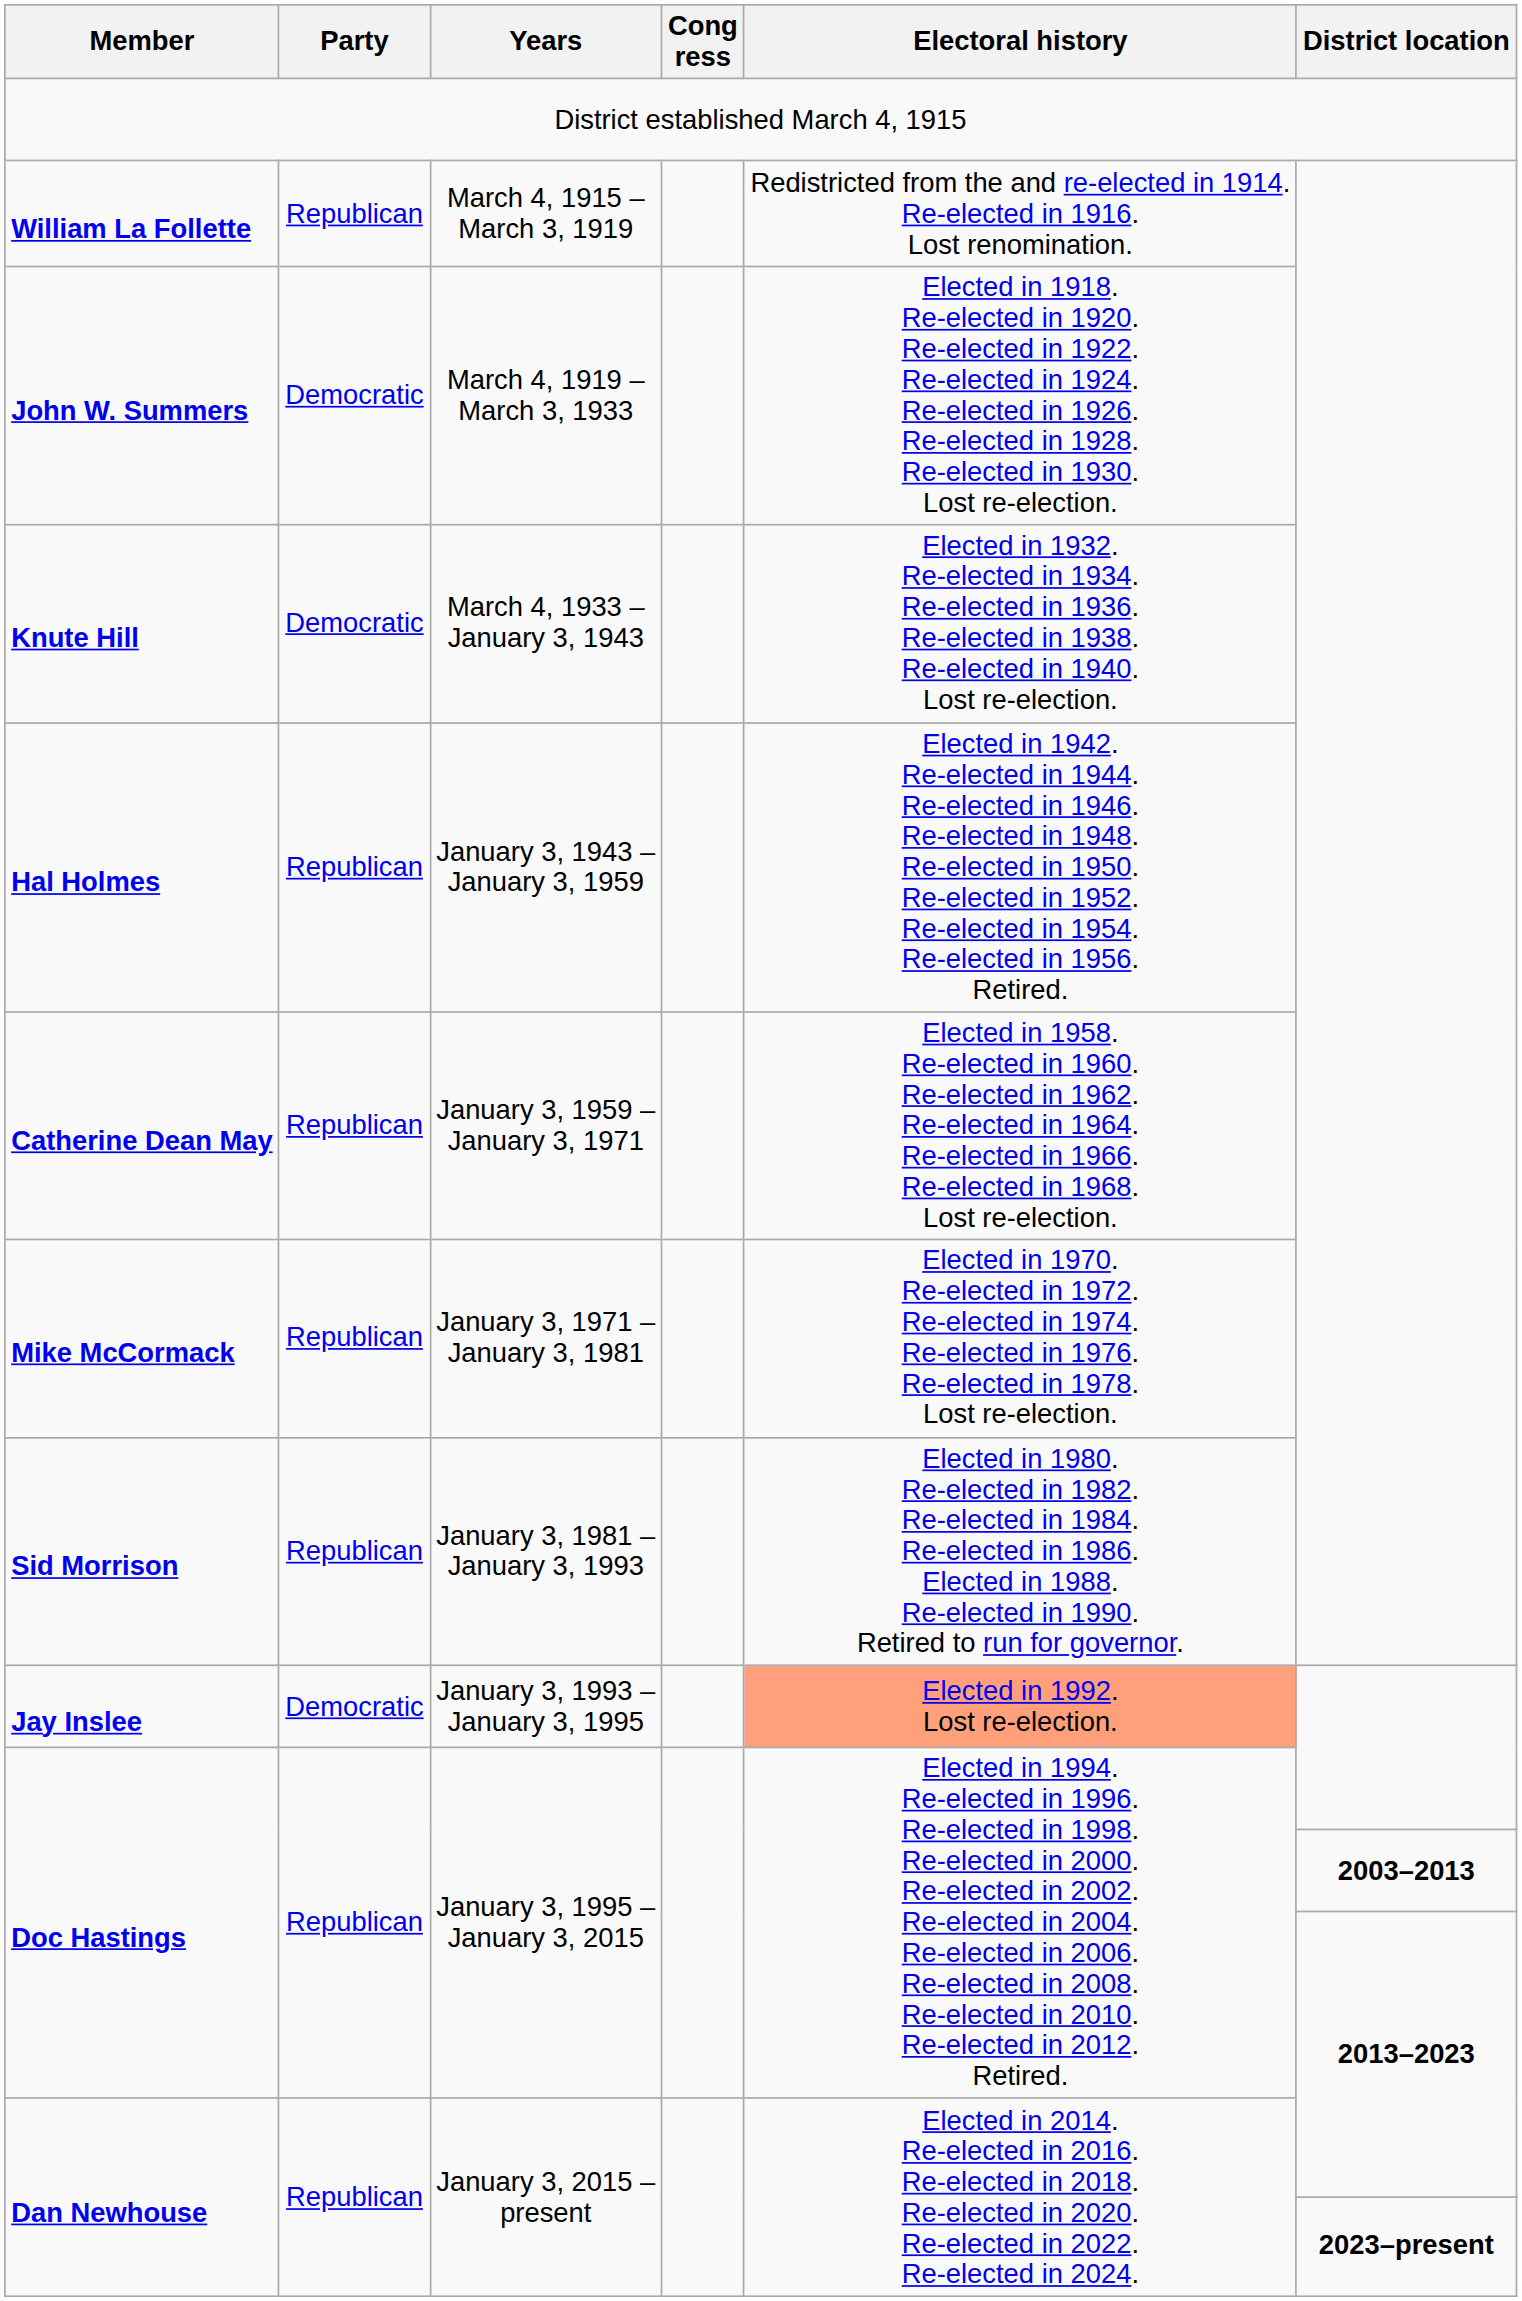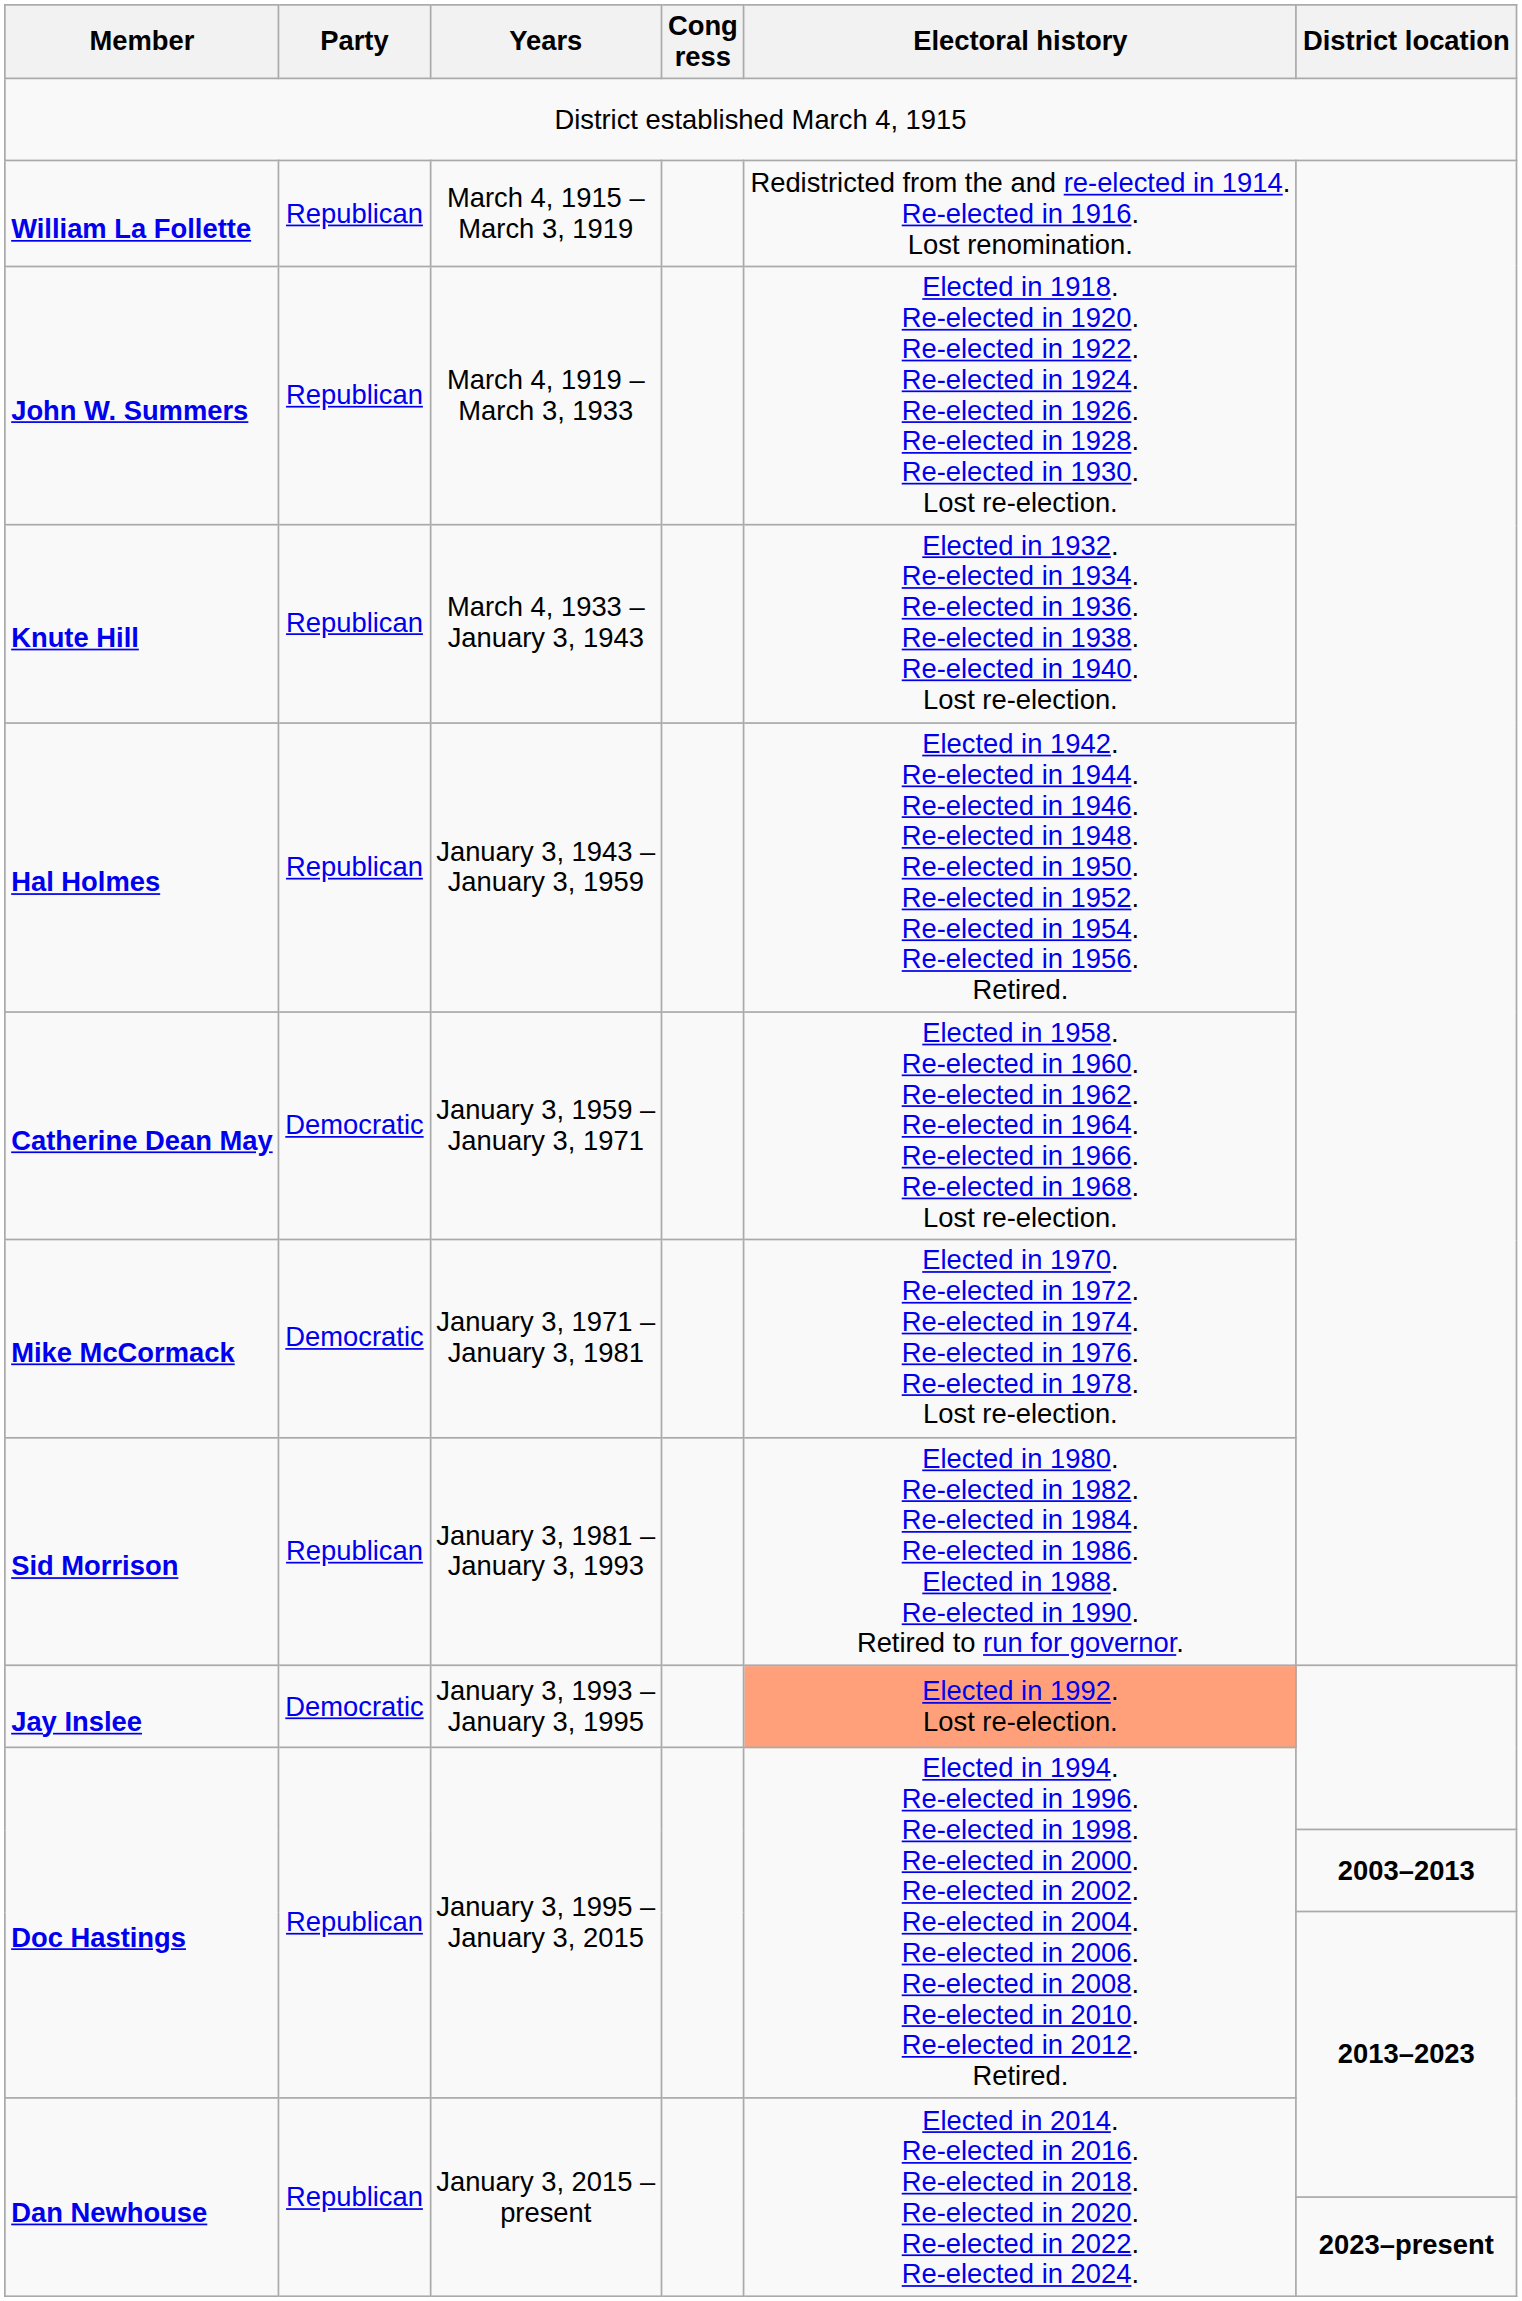(354, 395) Democratic -> (354, 395) Republican
(354, 623) Democratic -> (354, 623) Republican
(354, 1125) Republican -> (354, 1125) Democratic
(354, 1338) Republican -> (354, 1338) Democratic
